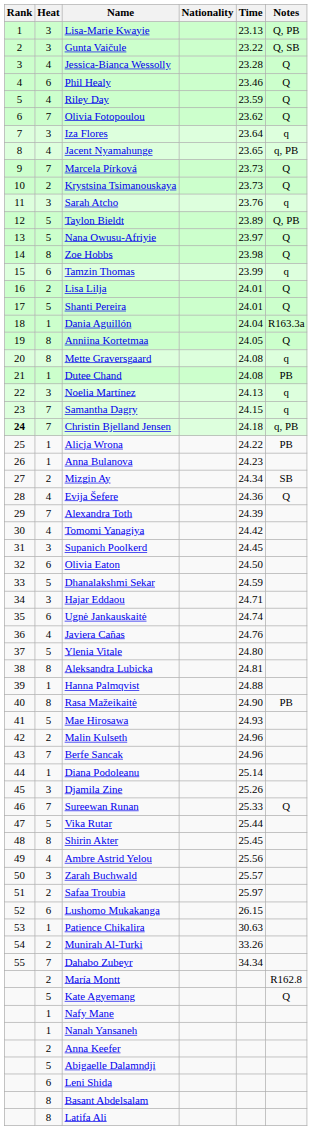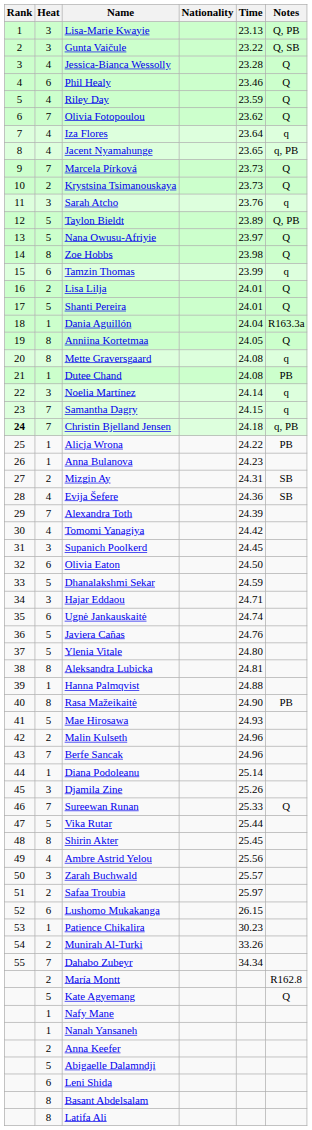(48, 133) 3 -> (48, 133) 4
(251, 392) 24.13 -> (251, 392) 24.14
(251, 479) 24.34 -> (251, 479) 24.31
(286, 496) Q -> (286, 496) SB
(48, 634) 4 -> (48, 634) 5
(251, 927) 30.63 -> (251, 927) 30.23
